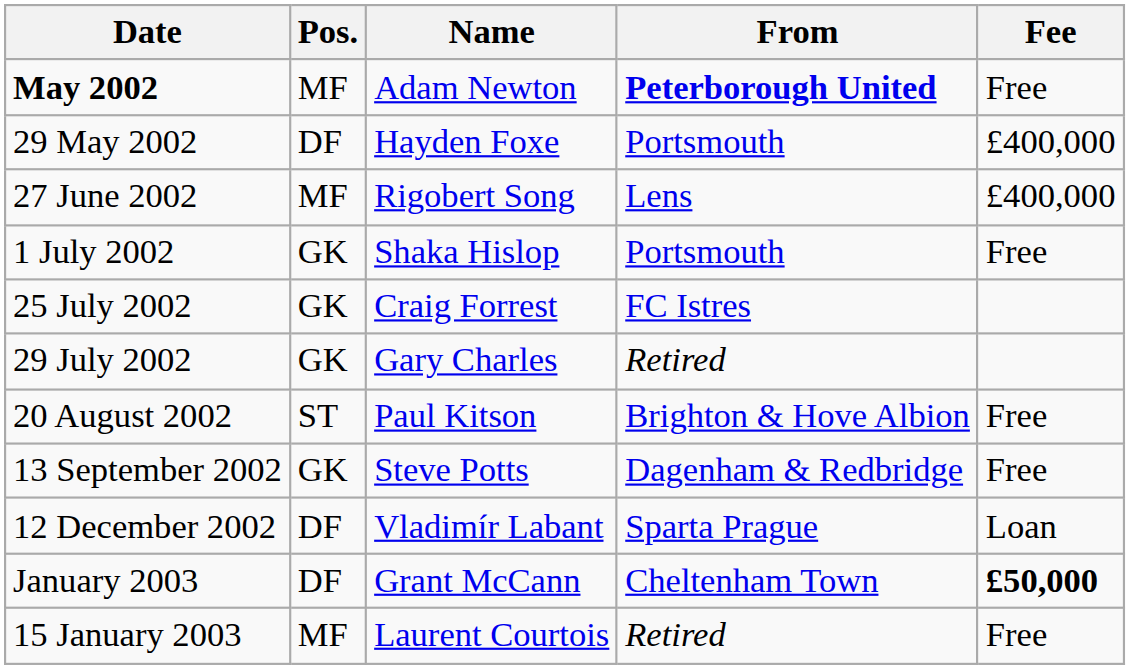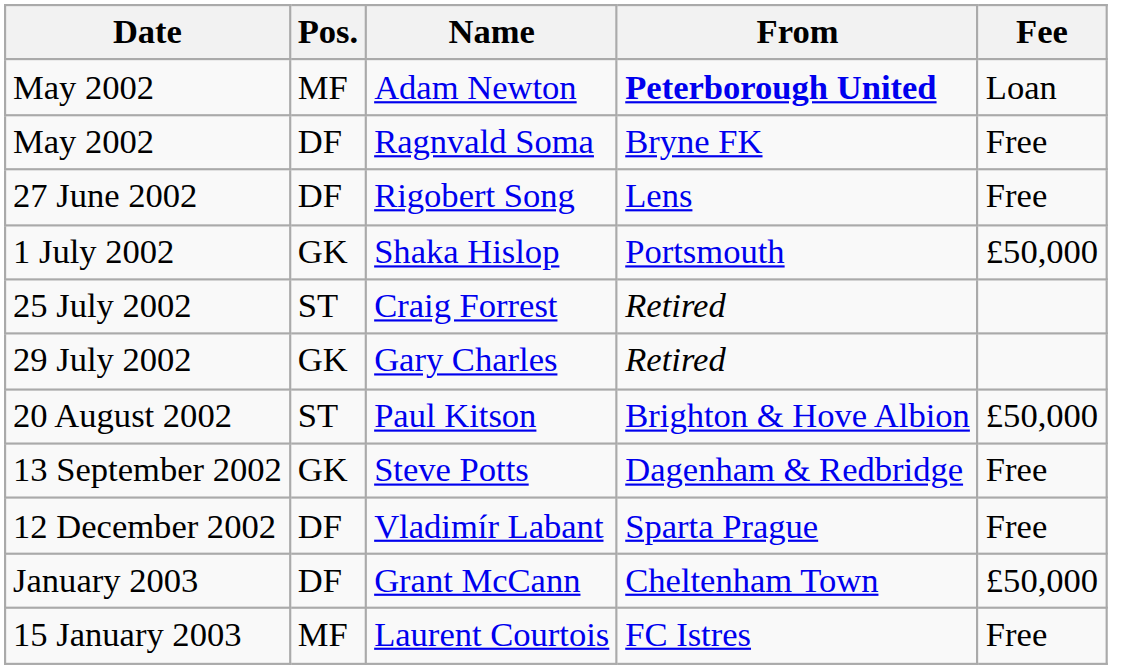(86, 86) bold -> (84, 86) normal
(1017, 86) Free -> (1021, 86) Loan
+ row: (484, 141)
- row: (467, 141)
(323, 196) MF -> (320, 196) DF
(1051, 196) £400,000 -> (1017, 196) Free
(1017, 251) Free -> (1042, 251) £50,000
(323, 305) GK -> (318, 305) ST
(688, 305) FC Istres -> (675, 305) Retired
(1017, 415) Free -> (1042, 415) £50,000
(1021, 525) Loan -> (1017, 525) Free
(1042, 580) bold -> (1042, 580) normal
(675, 634) Retired -> (688, 634) FC Istres
